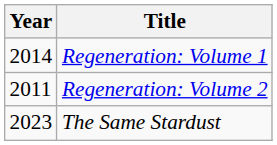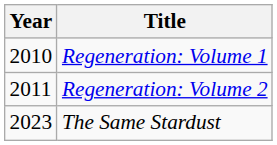(31, 55) 2014 -> (31, 55) 2010
